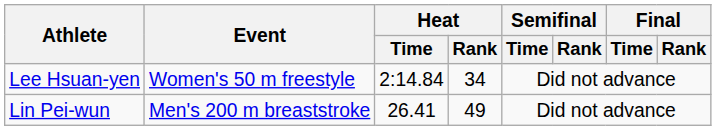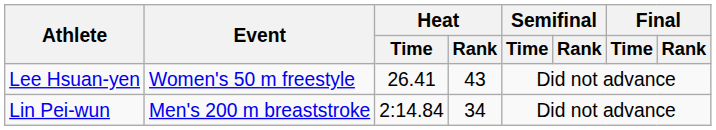(412, 80) 2:14.84 -> (412, 80) 26.41
(475, 80) 34 -> (475, 80) 43
(412, 110) 26.41 -> (412, 110) 2:14.84
(475, 110) 49 -> (475, 110) 34
